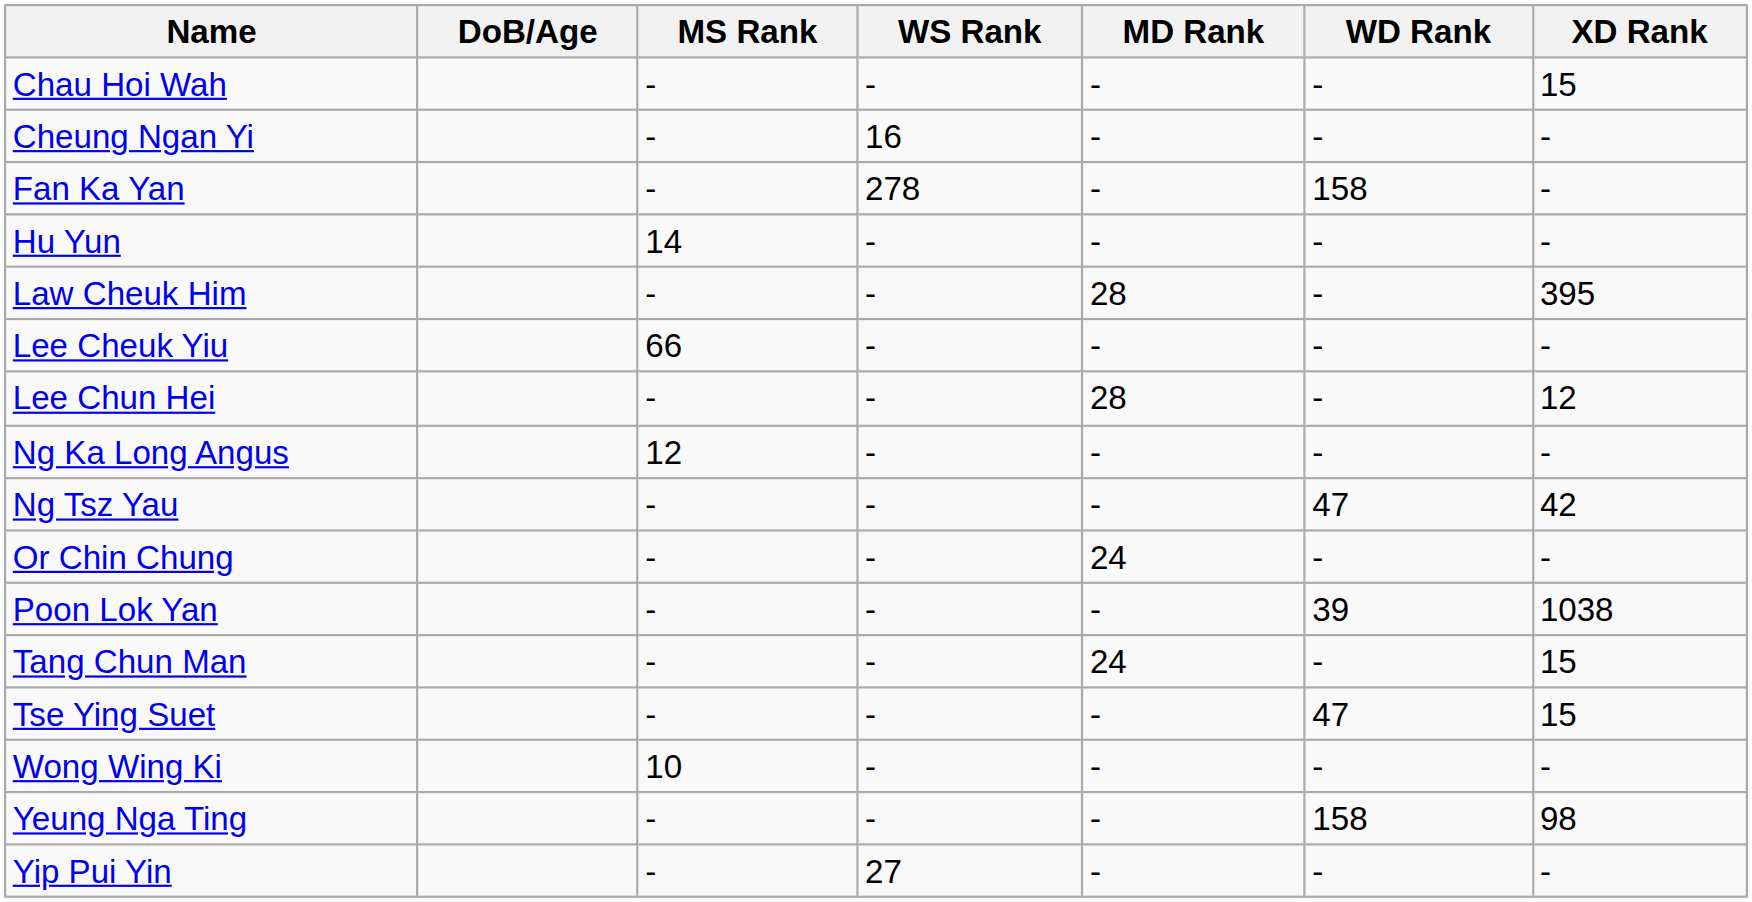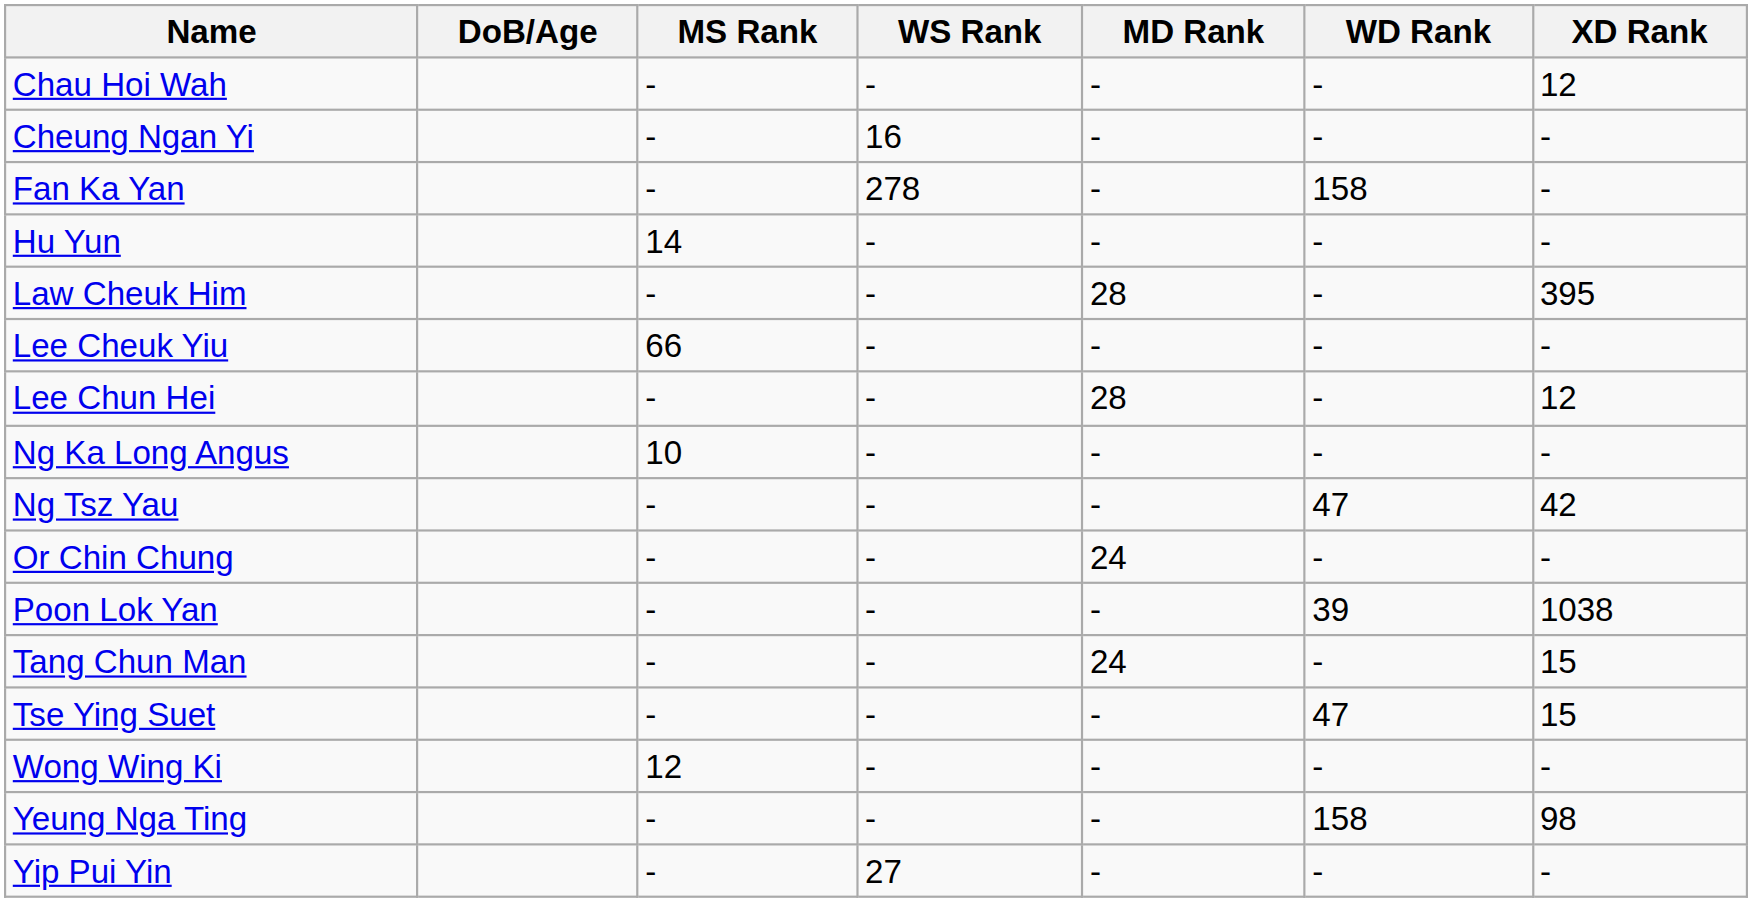(1558, 84) 15 -> (1558, 84) 12
(664, 451) 12 -> (664, 451) 10
(664, 766) 10 -> (664, 766) 12
